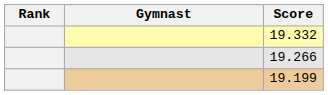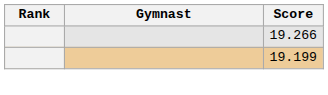- row: (293, 37)
